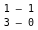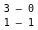rows swapped: (19, 23) <-> (19, 8)
